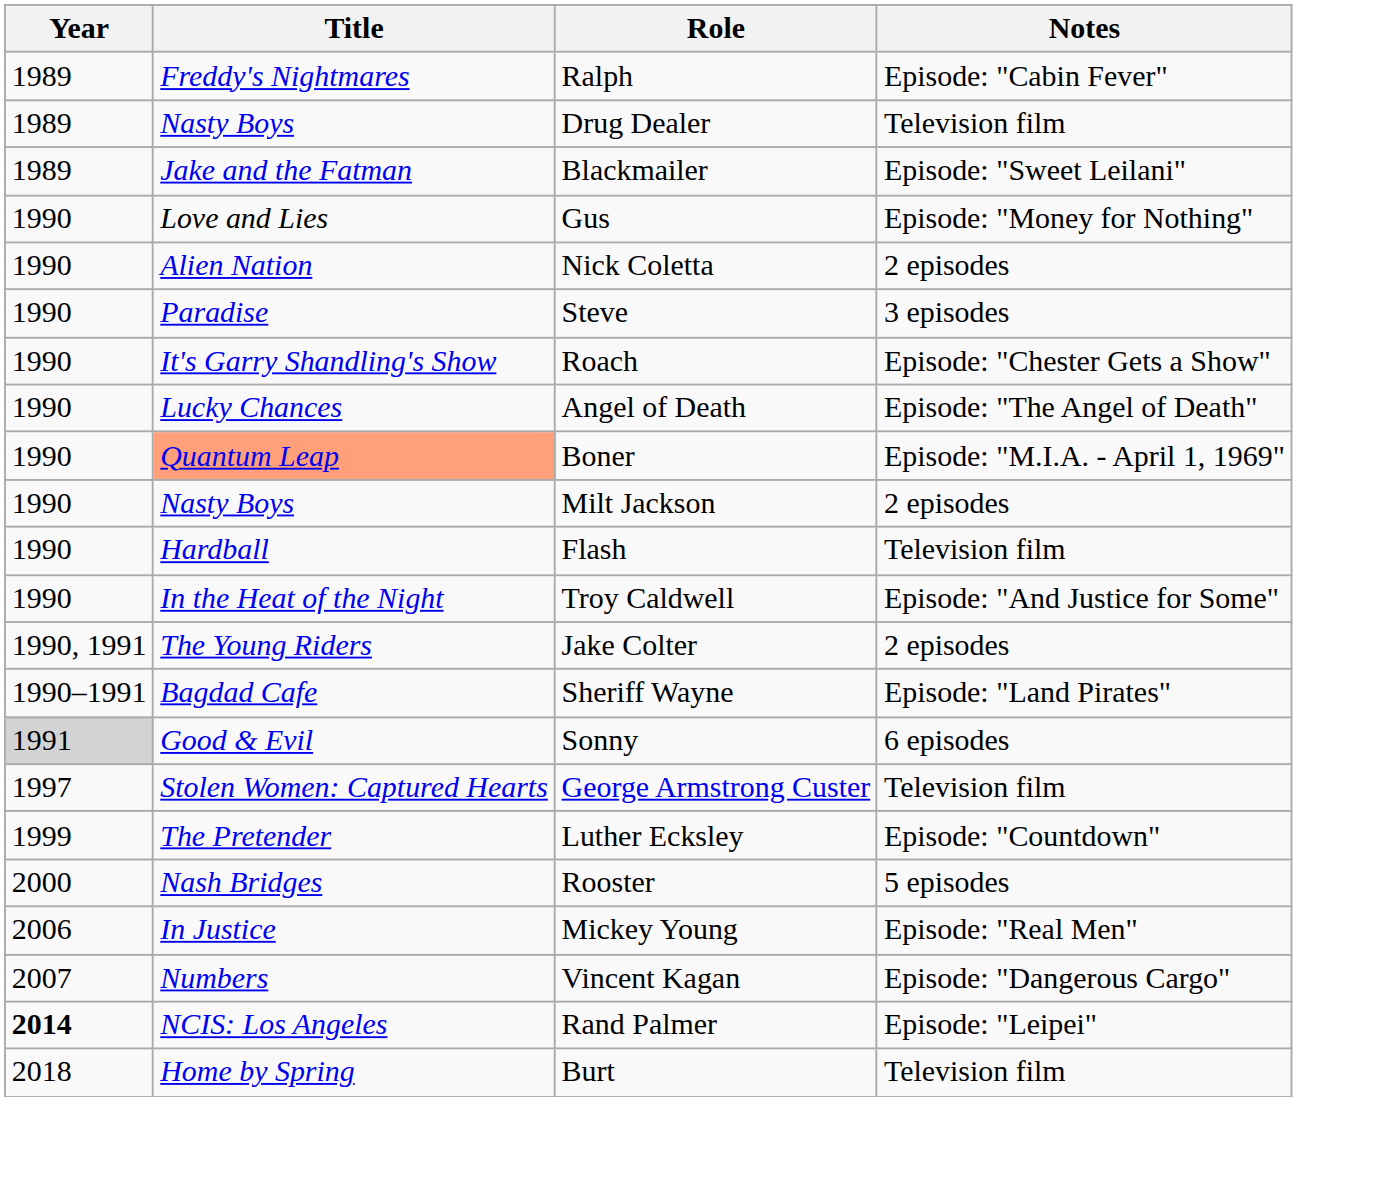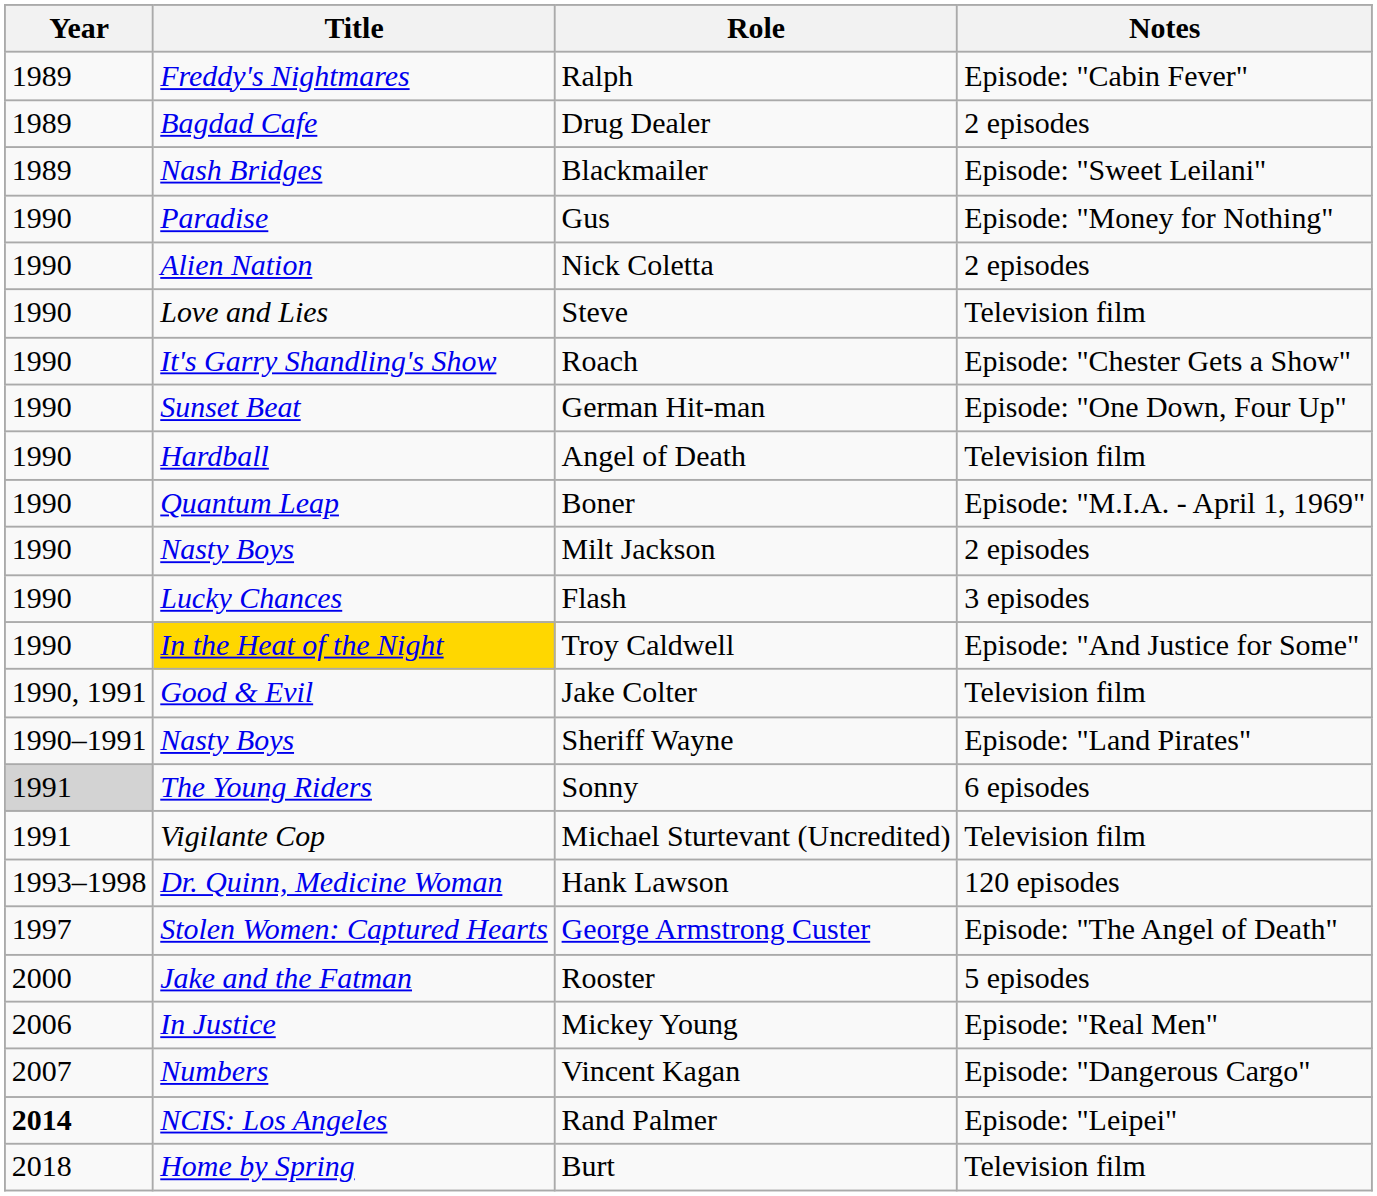(227, 123) Nasty Boys -> (239, 123) Bagdad Cafe
(975, 123) Television film -> (1027, 123) 2 episodes
(286, 170) Jake and the Fatman -> (241, 170) Nash Bridges
(244, 218) Love and Lies -> (214, 218) Paradise
(214, 312) Paradise -> (244, 312) Love and Lies
(947, 312) 3 episodes -> (1055, 312) Television film
+ row: (663, 407)
(251, 407) Lucky Chances -> (215, 455) Hardball
(1071, 407) Episode: "The Angel of Death" -> (1055, 455) Television film
(250, 455) lightsalmon background -> (250, 502) no background
(215, 550) Hardball -> (251, 597) Lucky Chances
(975, 550) Television film -> (1027, 597) 3 episodes
(302, 597) no background -> (302, 645) gold background
(266, 645) The Young Riders -> (237, 692) Good & Evil
(947, 645) 2 episodes -> (1055, 692) Television film
(239, 692) Bagdad Cafe -> (227, 739) Nasty Boys
(237, 739) Good & Evil -> (266, 787) The Young Riders
+ row: (756, 834)
+ row: (645, 882)
(975, 787) Television film -> (1151, 929) Episode: "The Angel of Death"
- row: (653, 834)
(241, 882) Nash Bridges -> (286, 977) Jake and the Fatman
